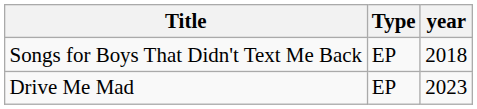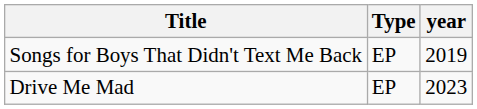(446, 54) 2018 -> (446, 54) 2019
